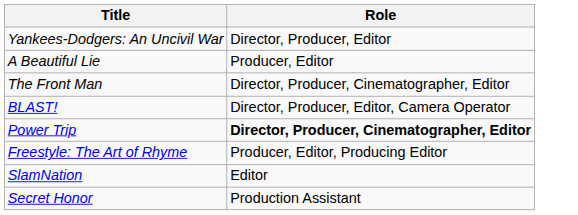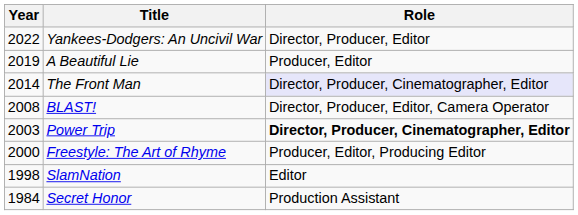+ column: (24, 15)
(370, 84) no background -> (409, 84) lavender background
